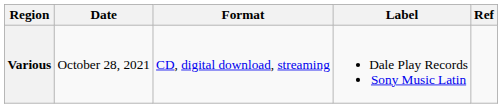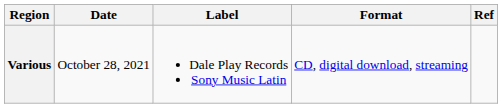columns swapped: (402, 15) <-> (243, 15)
